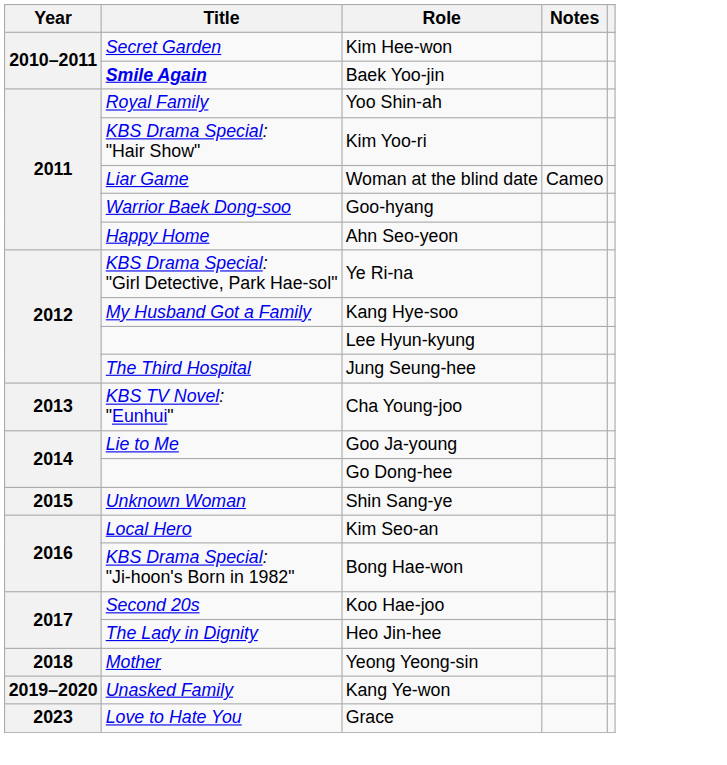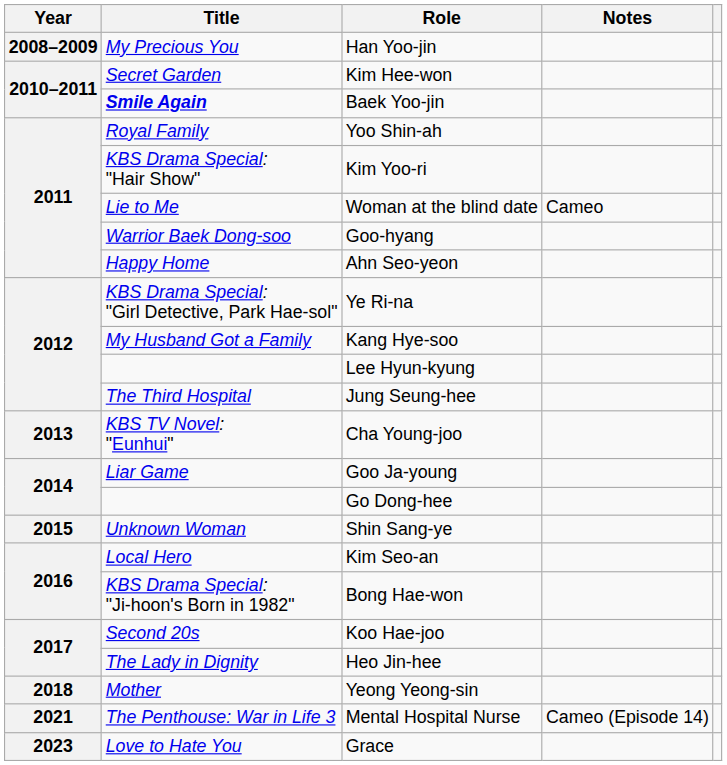+ row: (391, 46)
(147, 179) Liar Game -> (142, 207) Lie to Me
(142, 444) Lie to Me -> (147, 472) Liar Game
- row: (398, 689)
+ row: (433, 718)
